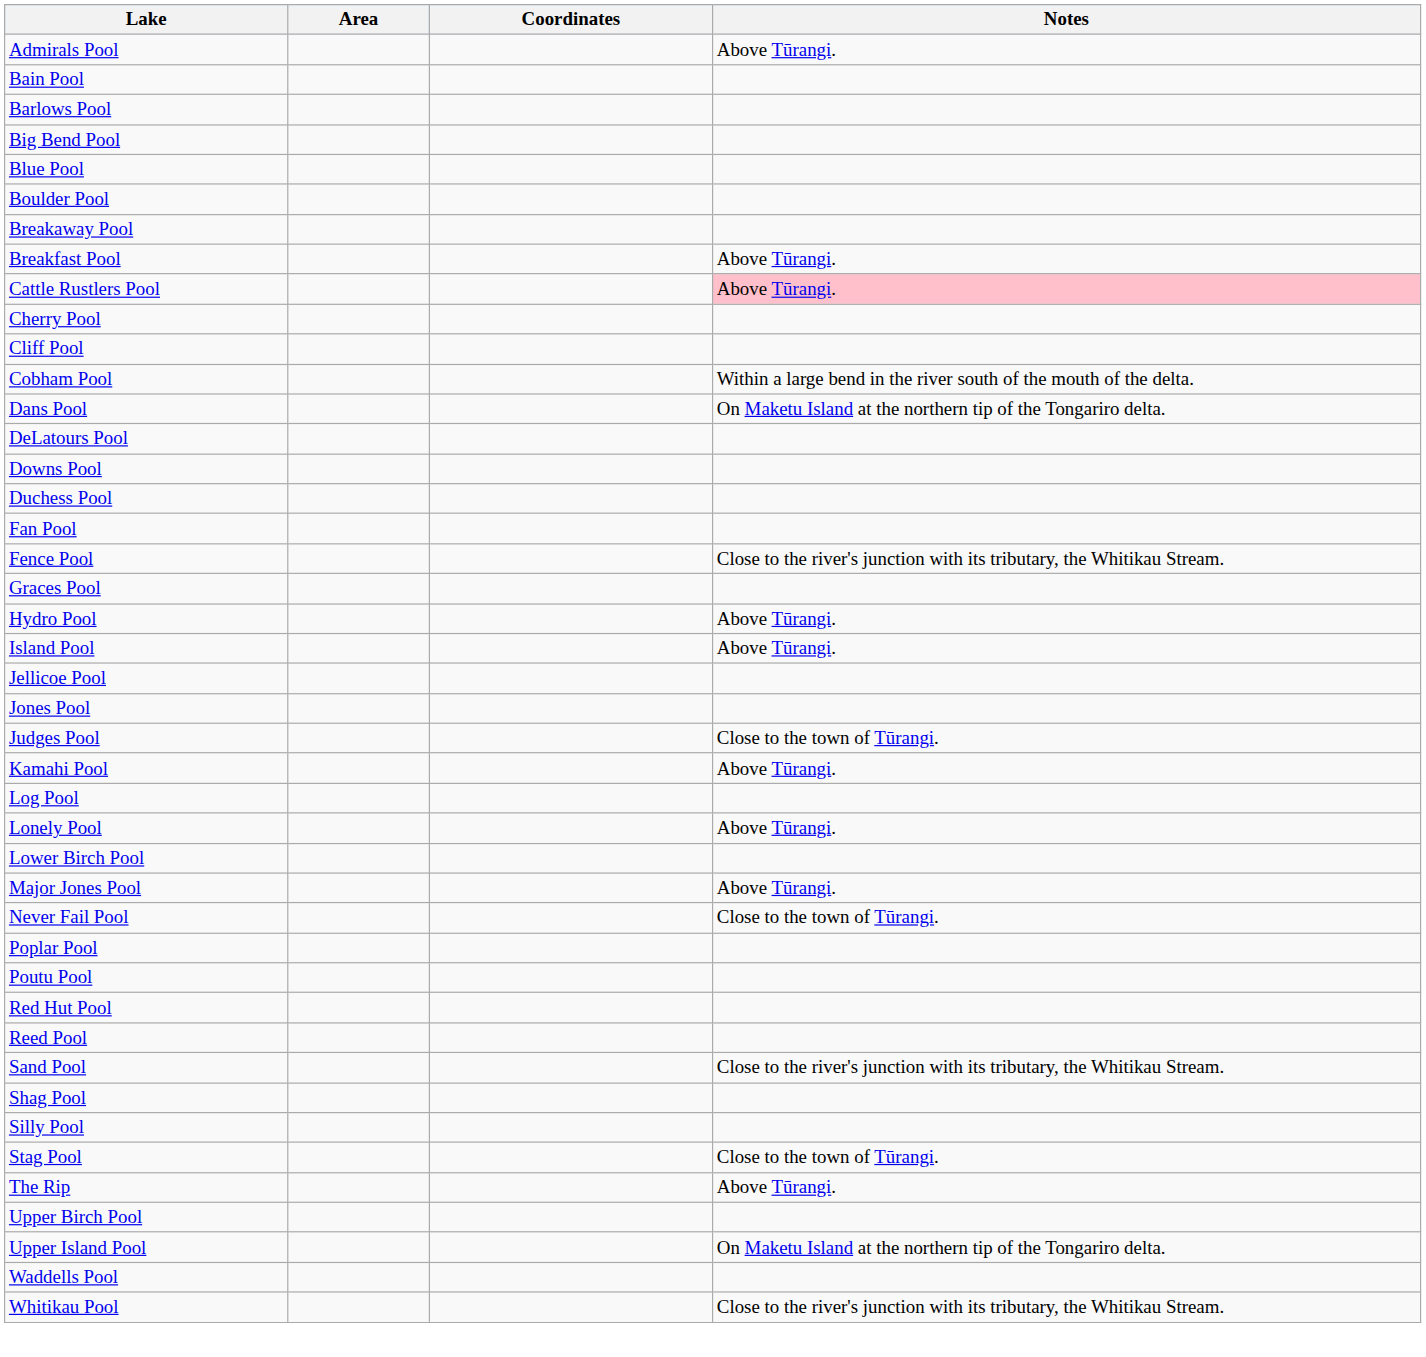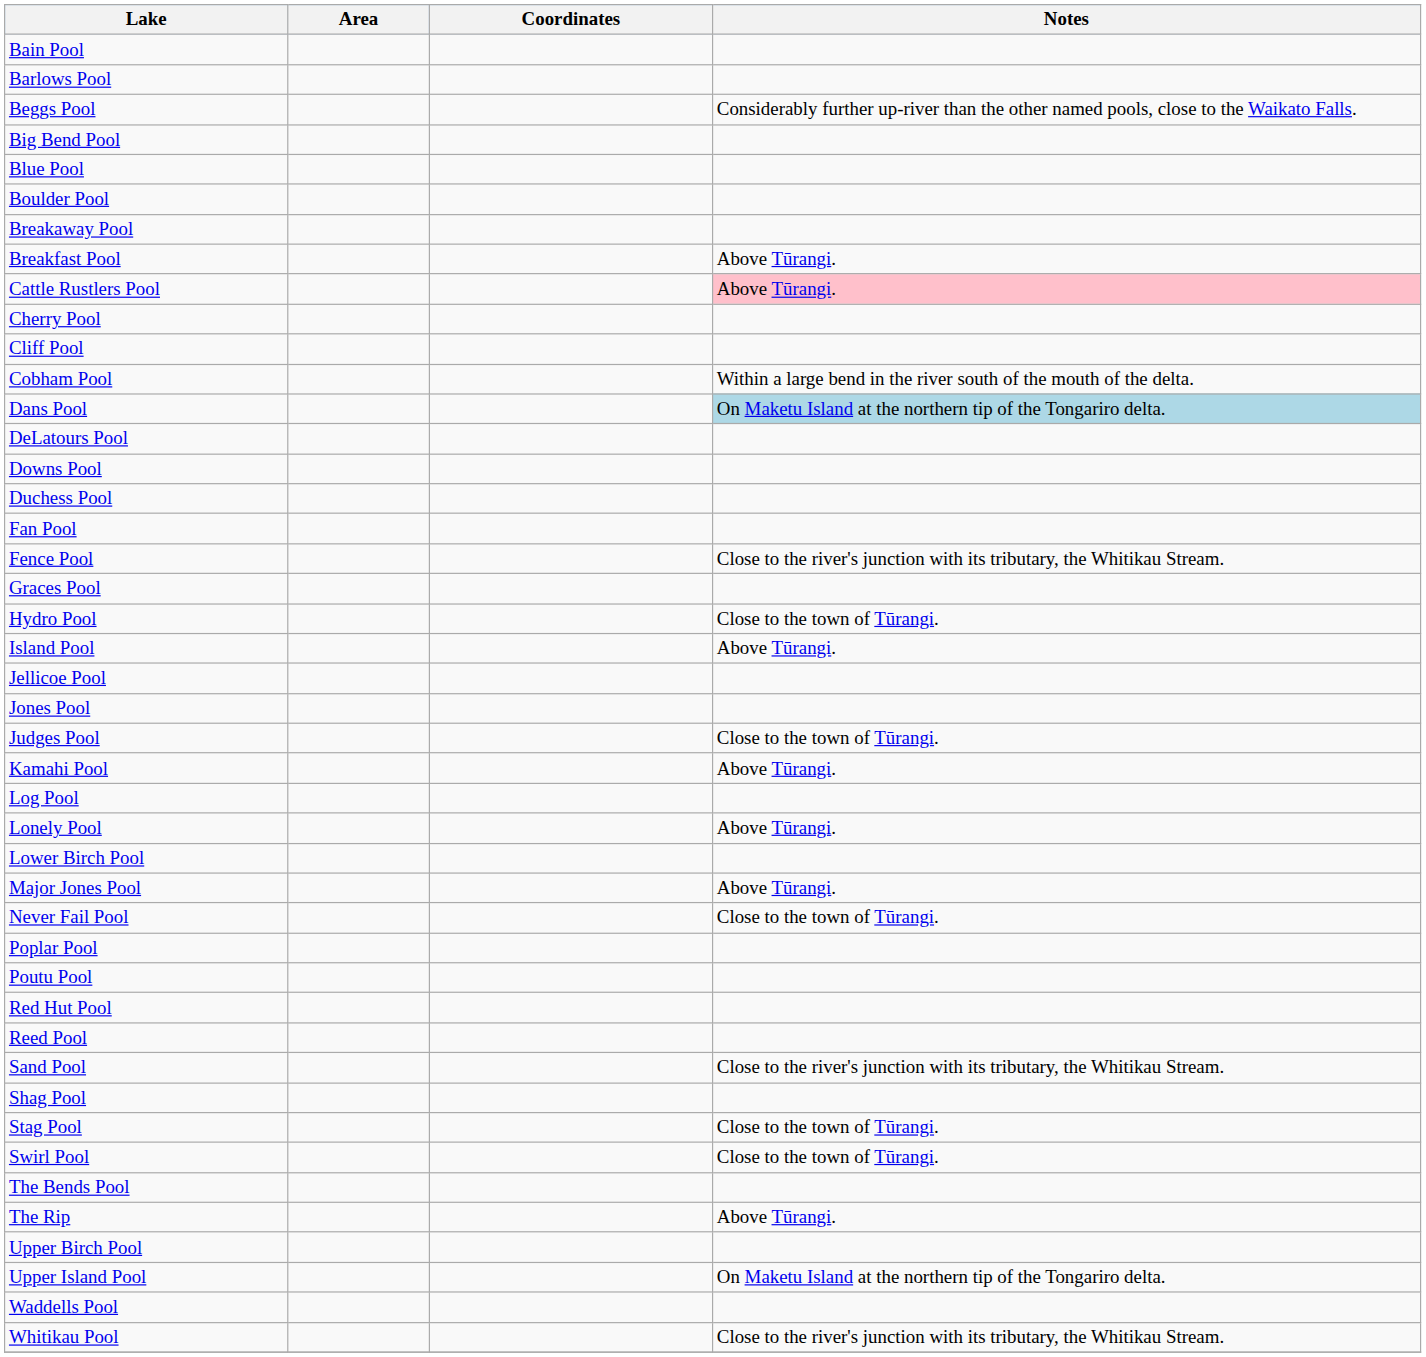- row: (64, 49)
+ row: (52, 109)
(941, 408) no background -> (941, 408) lightblue background
(776, 618) Above Tūrangi. -> (828, 618) Close to the town of Tūrangi.
- row: (46, 1127)
+ row: (49, 1157)
+ row: (69, 1187)
